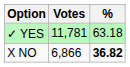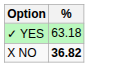- column: (69, 14)
